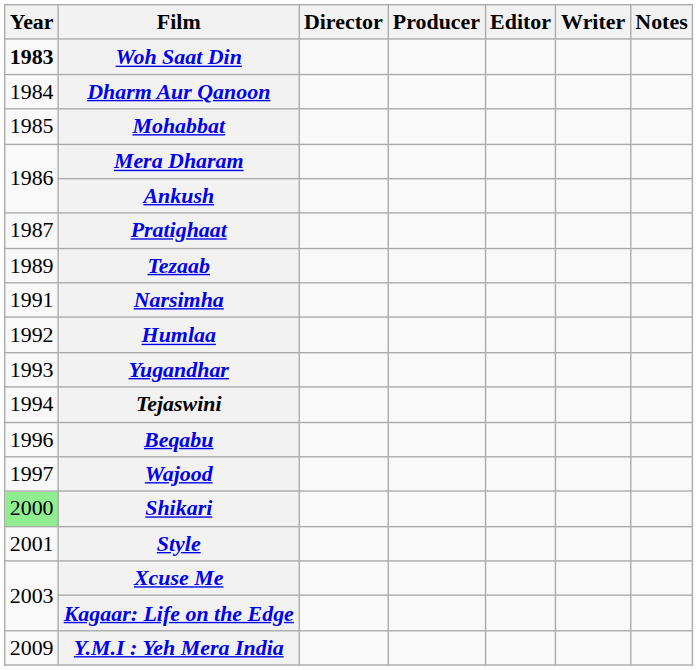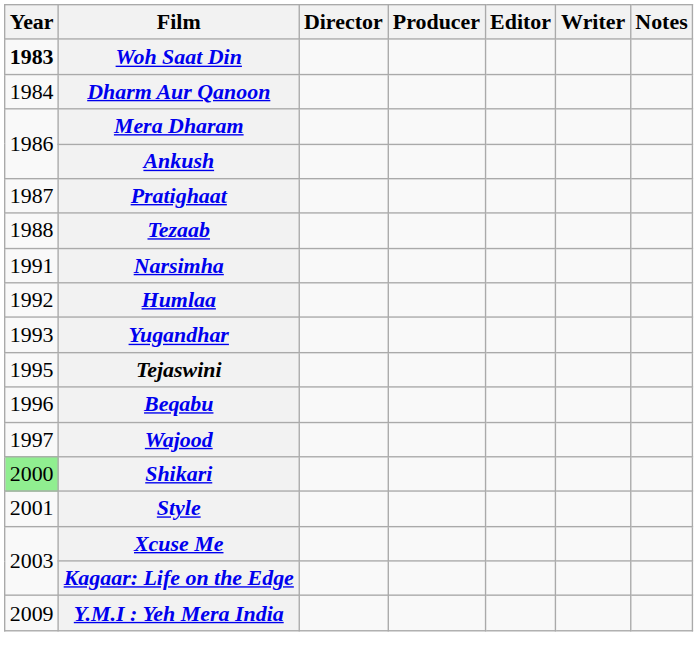- row: (179, 126)
(32, 265) 1989 -> (32, 230) 1988
(32, 404) 1994 -> (32, 369) 1995
